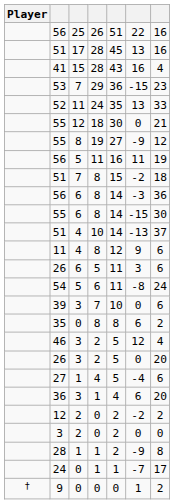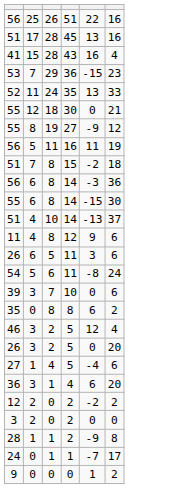- column: (27, 14)
